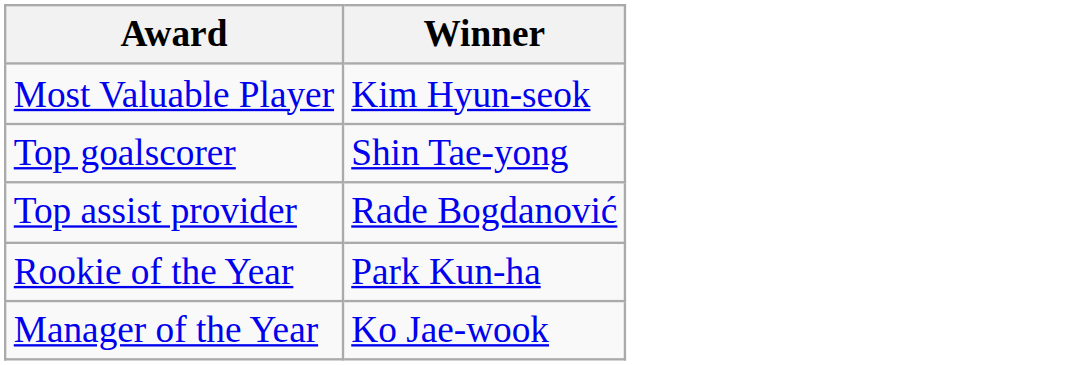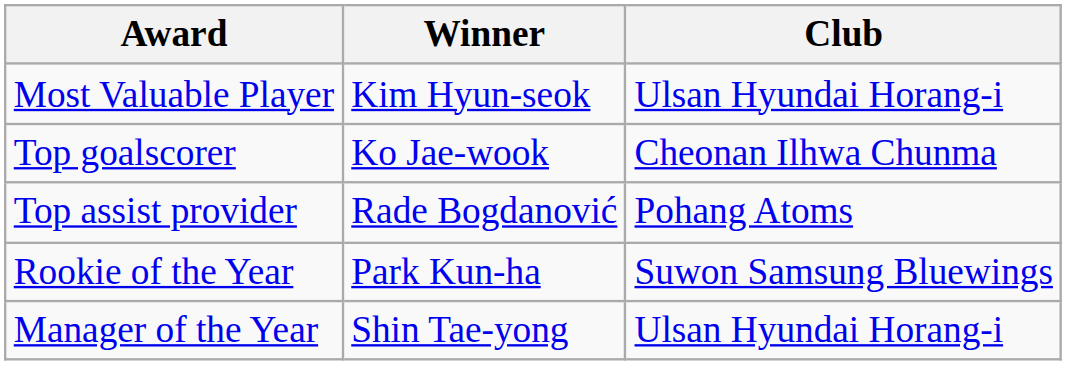+ column: (844, 34)
(460, 152) Shin Tae-yong -> (450, 152) Ko Jae-wook
(450, 329) Ko Jae-wook -> (460, 329) Shin Tae-yong
